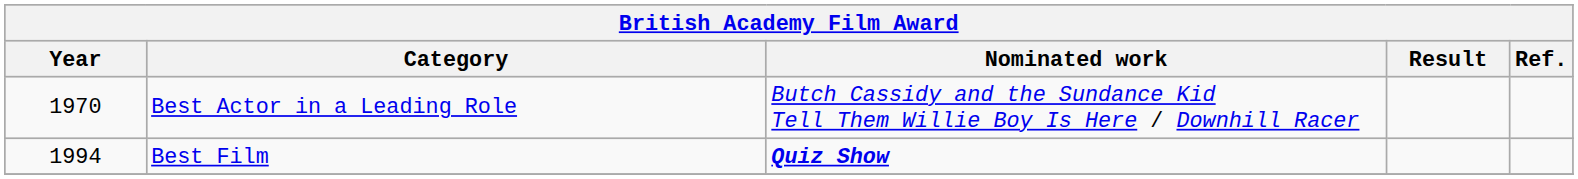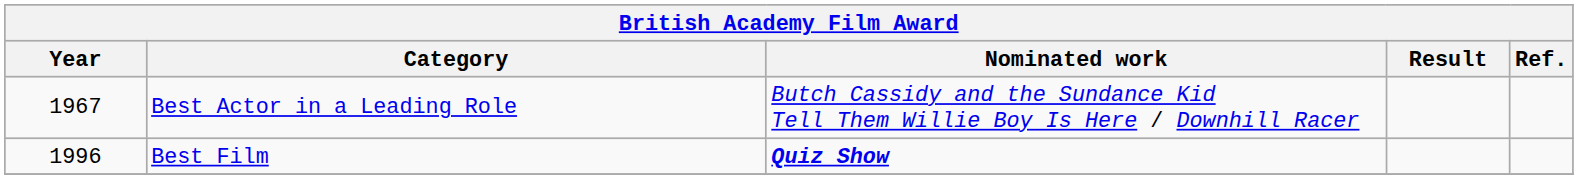(75, 108) 1970 -> (75, 108) 1967
(75, 156) 1994 -> (75, 156) 1996
